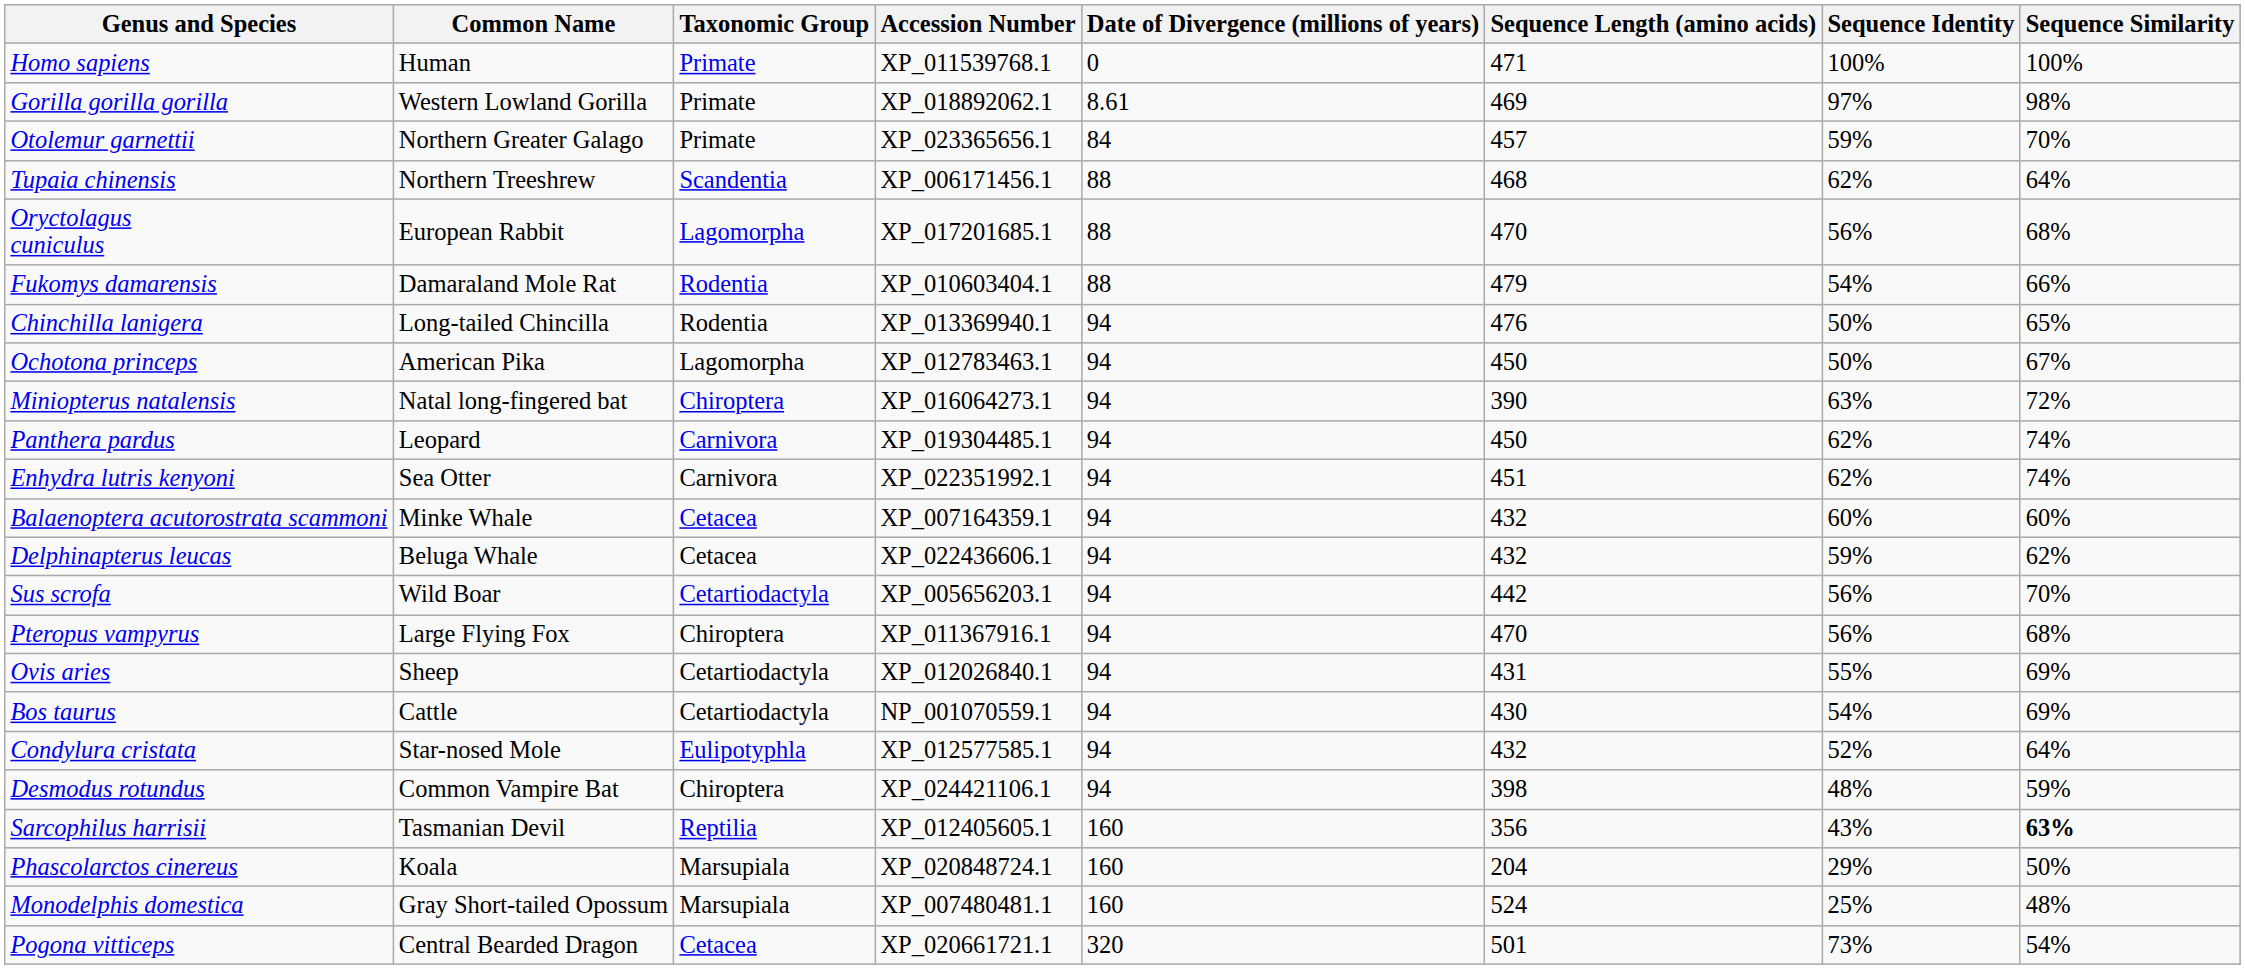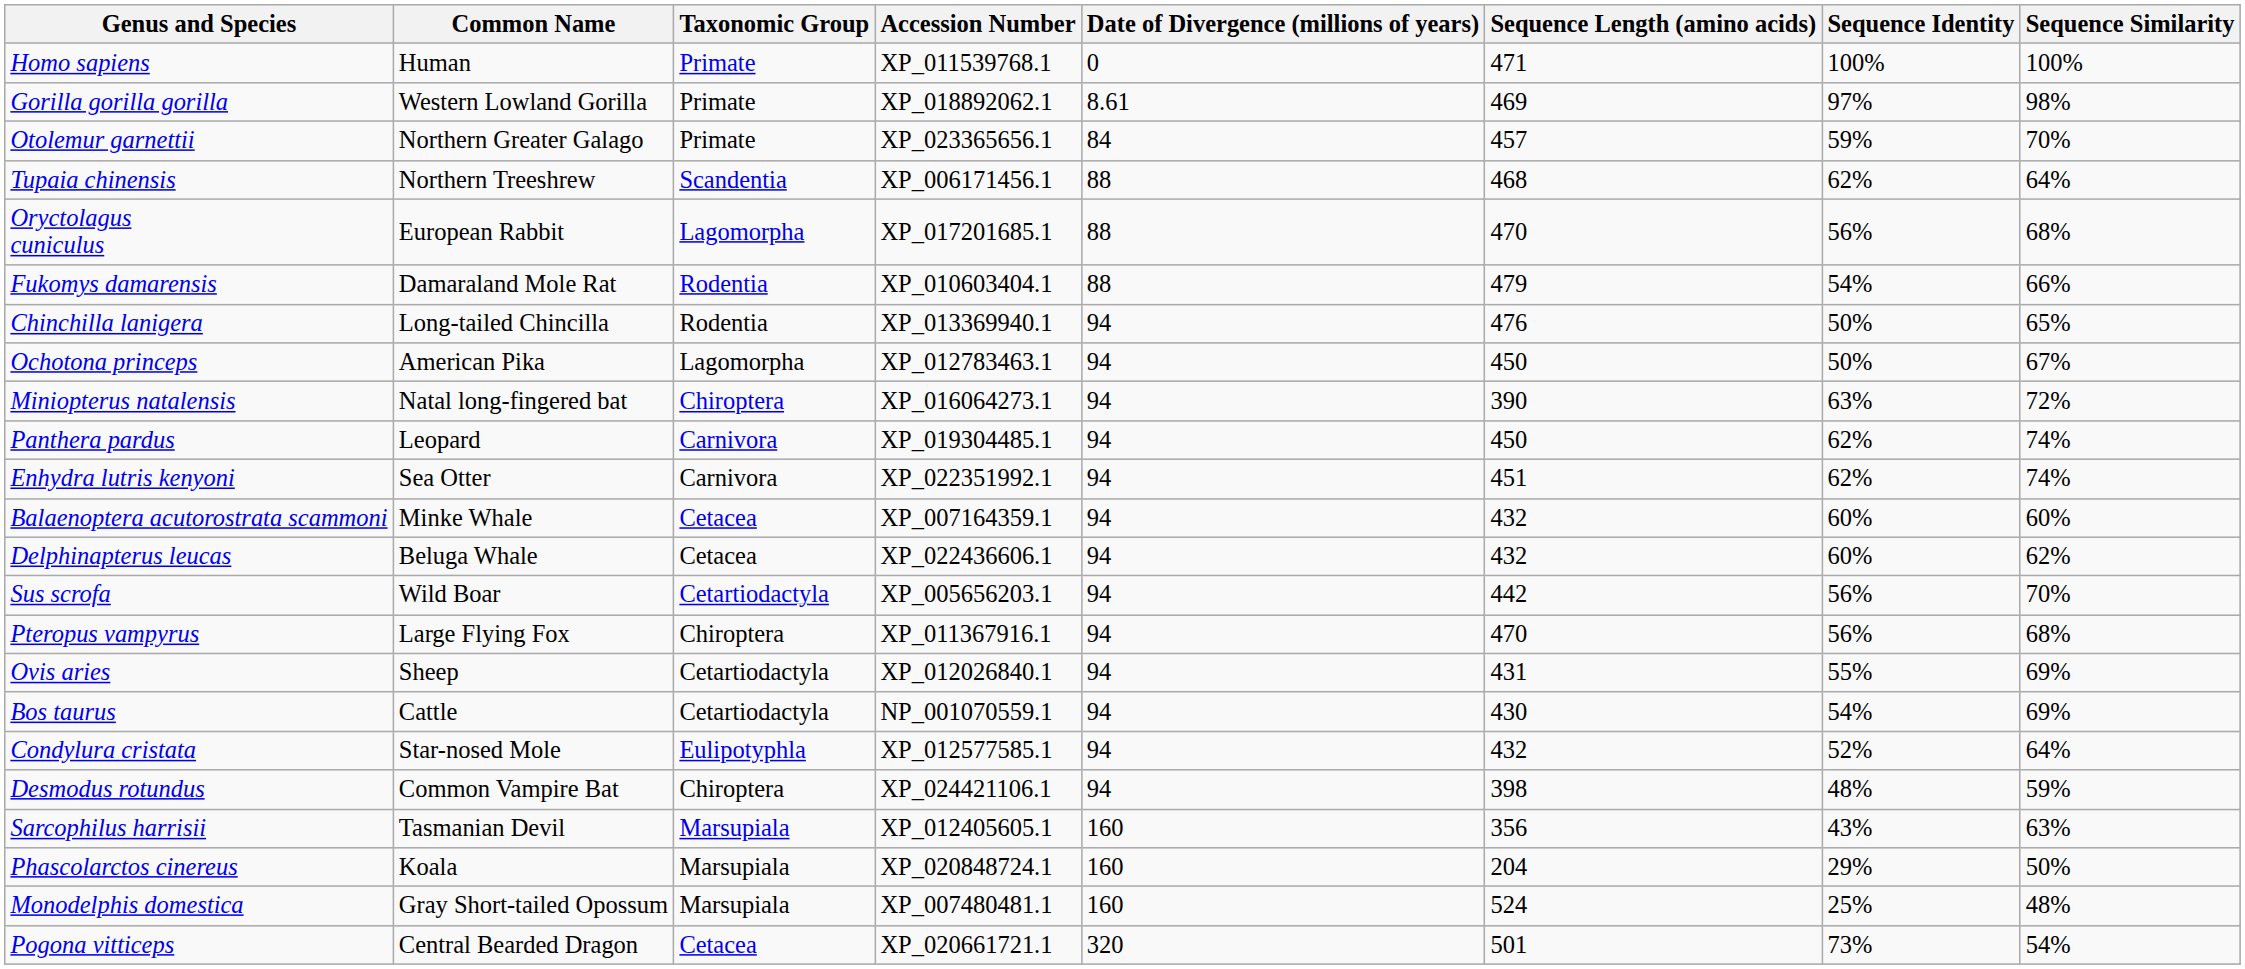(1850, 556) 59% -> (1850, 556) 60%
(718, 827) Reptilia -> (734, 827) Marsupiala
(2050, 827) bold -> (2048, 827) normal
